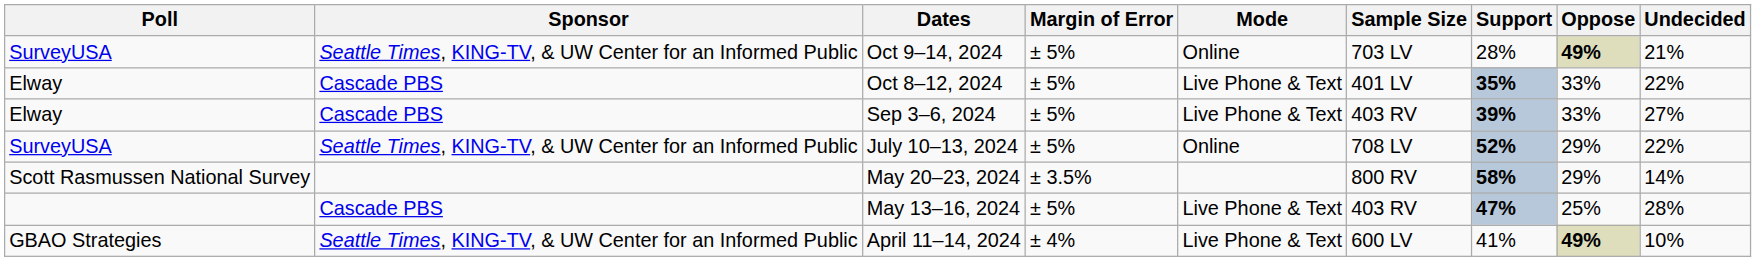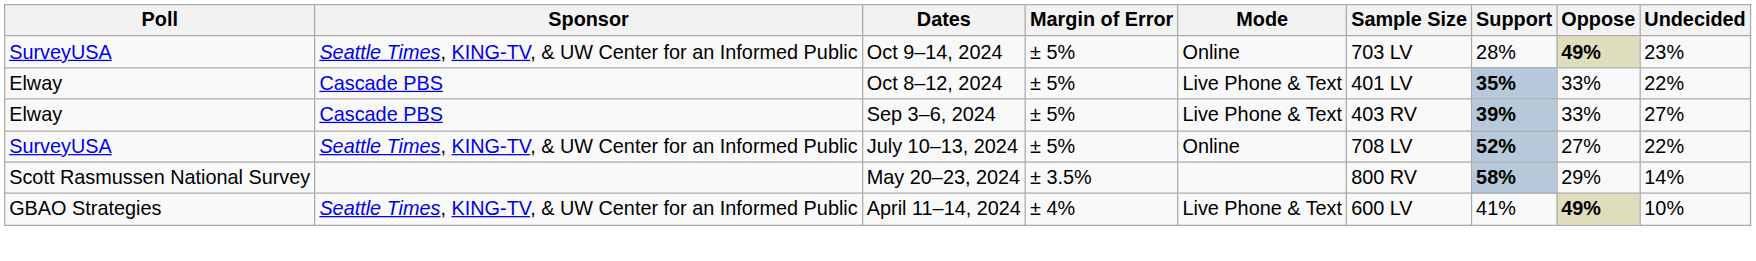(1664, 51) 21% -> (1664, 51) 23%
(1581, 146) 29% -> (1581, 146) 27%
- row: (943, 209)
